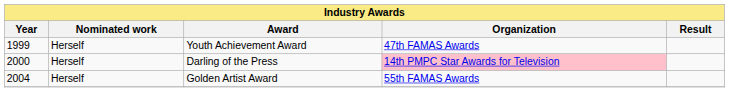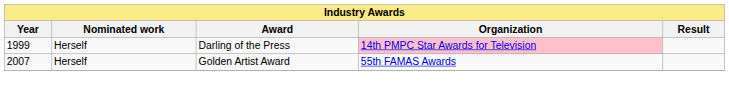- row: (247, 45)
(18, 62) 2000 -> (18, 45) 1999
(18, 78) 2004 -> (18, 62) 2007
